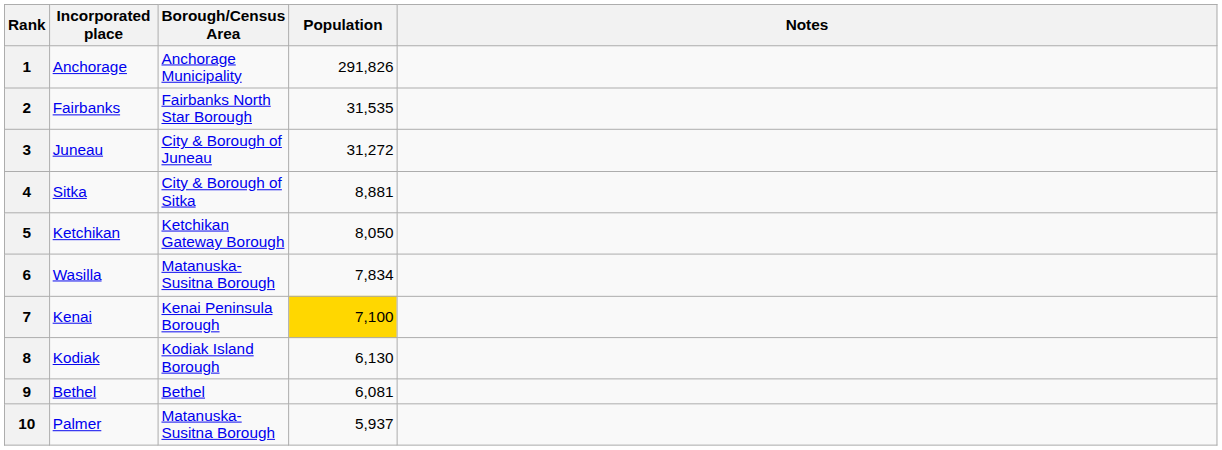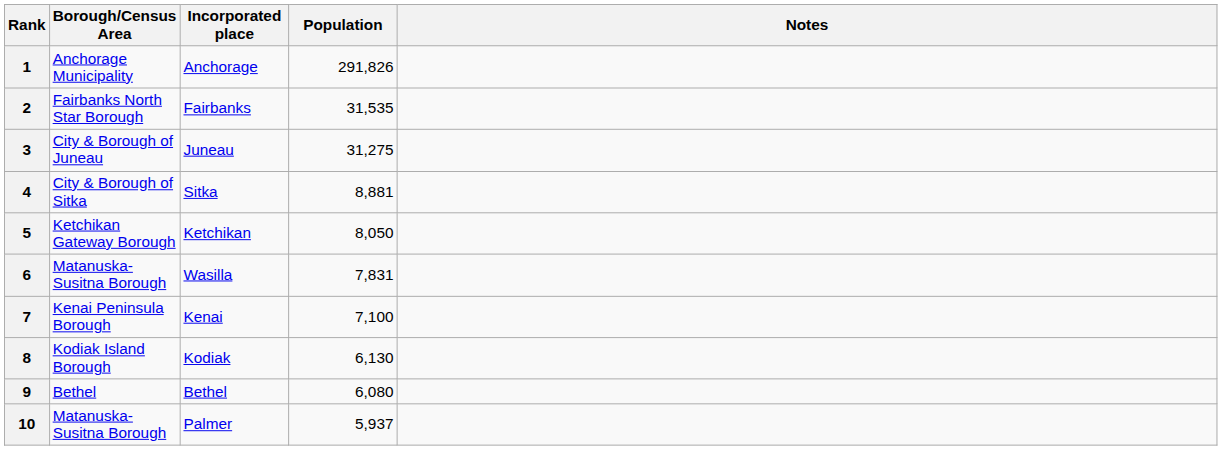columns swapped: (104, 25) <-> (223, 25)
(370, 150) 31,272 -> (370, 150) 31,275
(374, 275) 7,834 -> (374, 275) 7,831
(374, 316) gold background -> (374, 316) no background
(374, 391) 6,081 -> (374, 391) 6,080
